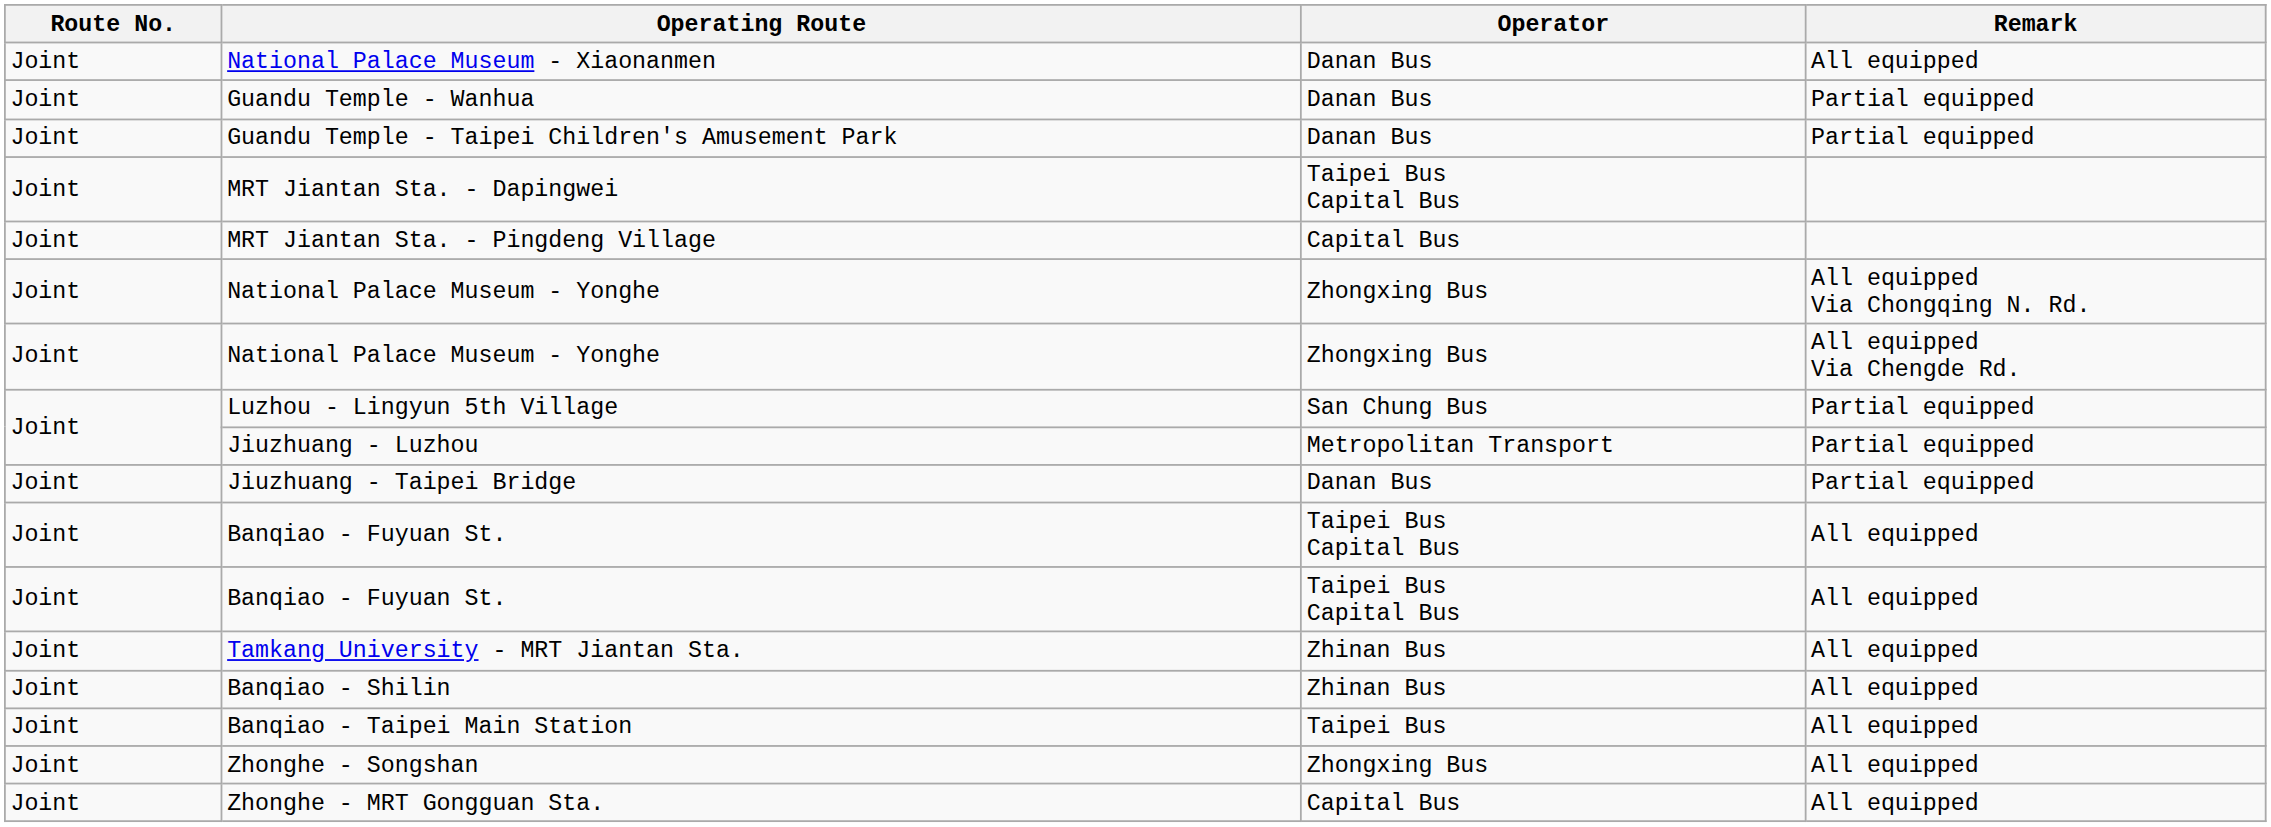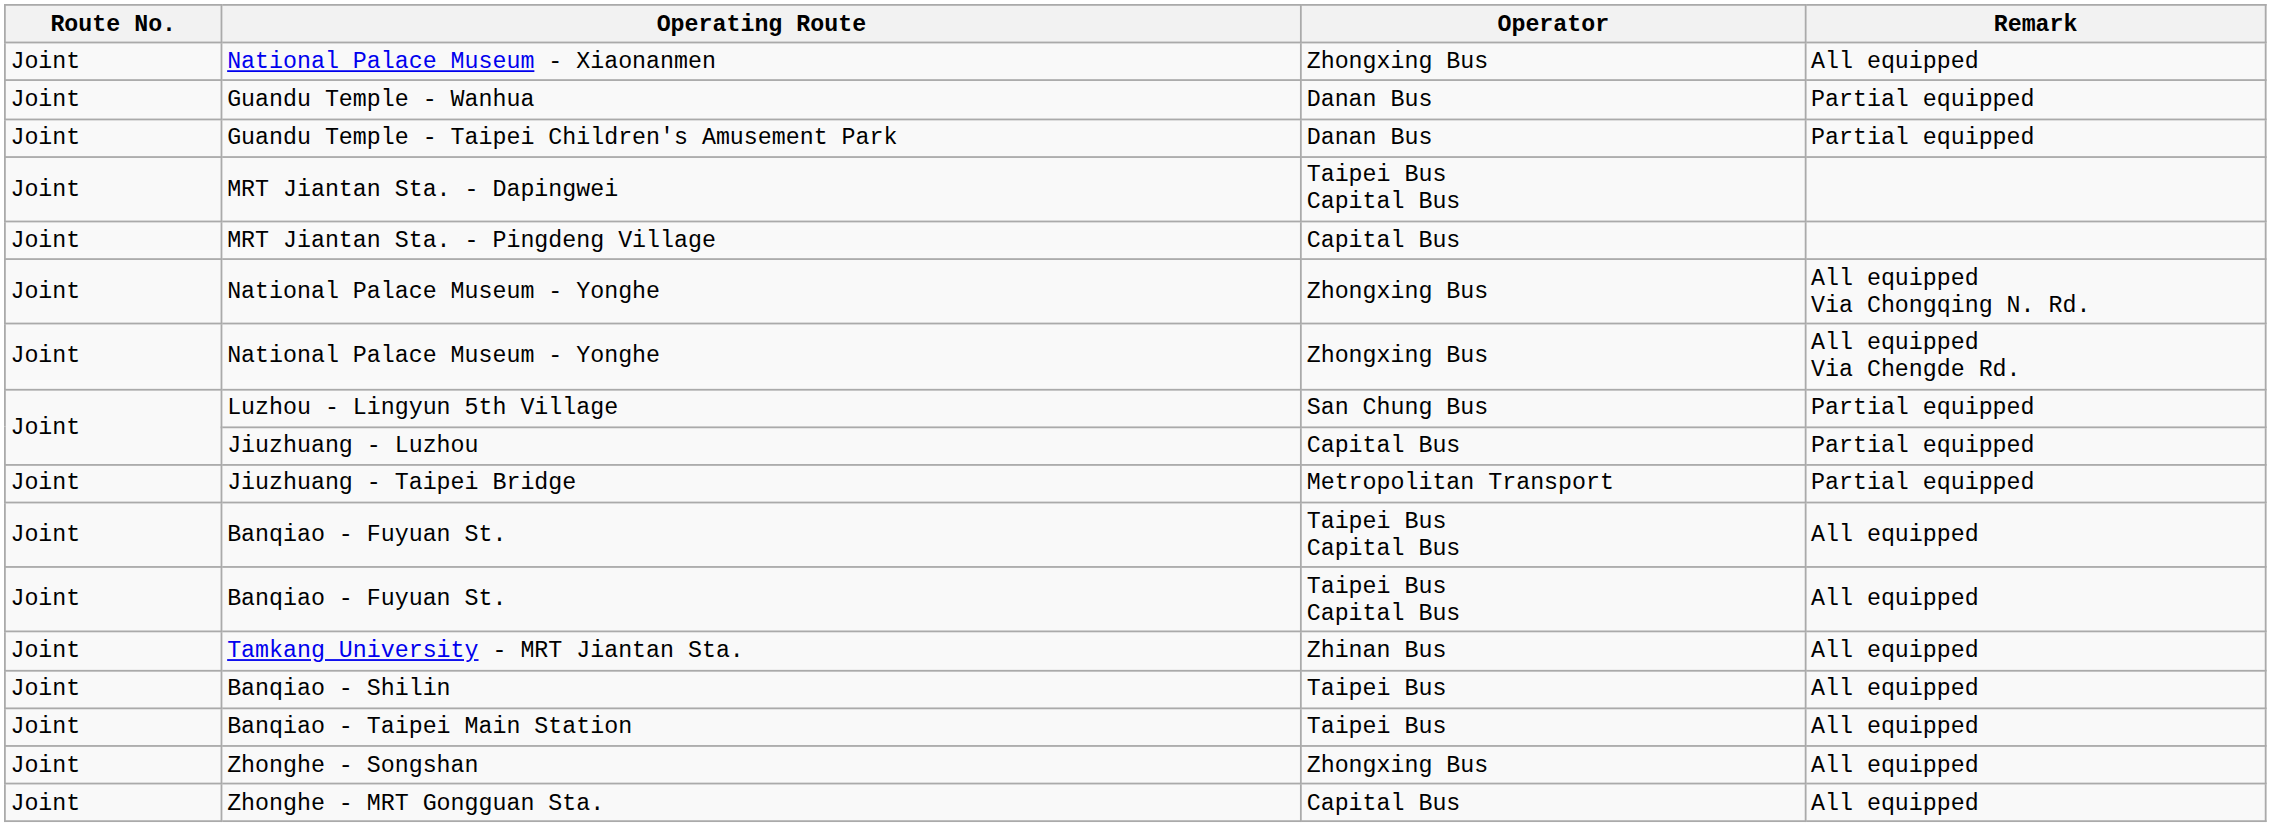(1370, 62) Danan Bus -> (1398, 62) Zhongxing Bus
(1460, 446) Metropolitan Transport -> (1384, 446) Capital Bus
(1370, 484) Danan Bus -> (1460, 484) Metropolitan Transport
(1377, 689) Zhinan Bus -> (1377, 689) Taipei Bus
